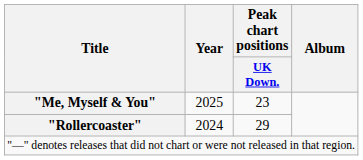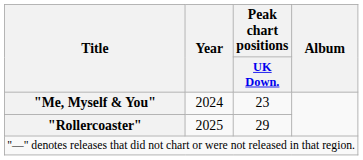(209, 103) 2025 -> (209, 103) 2024
(209, 125) 2024 -> (209, 125) 2025
